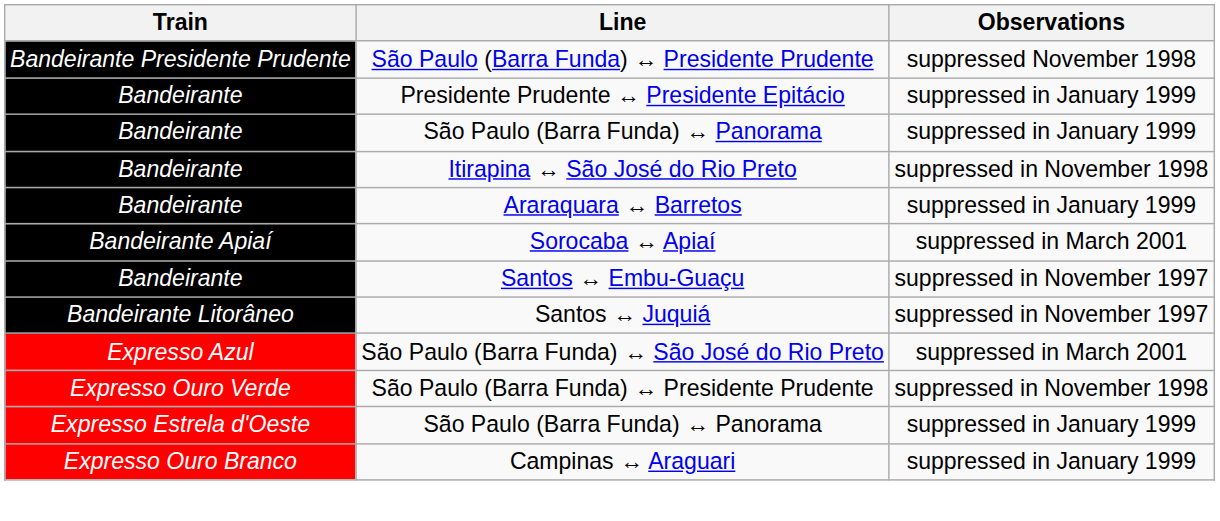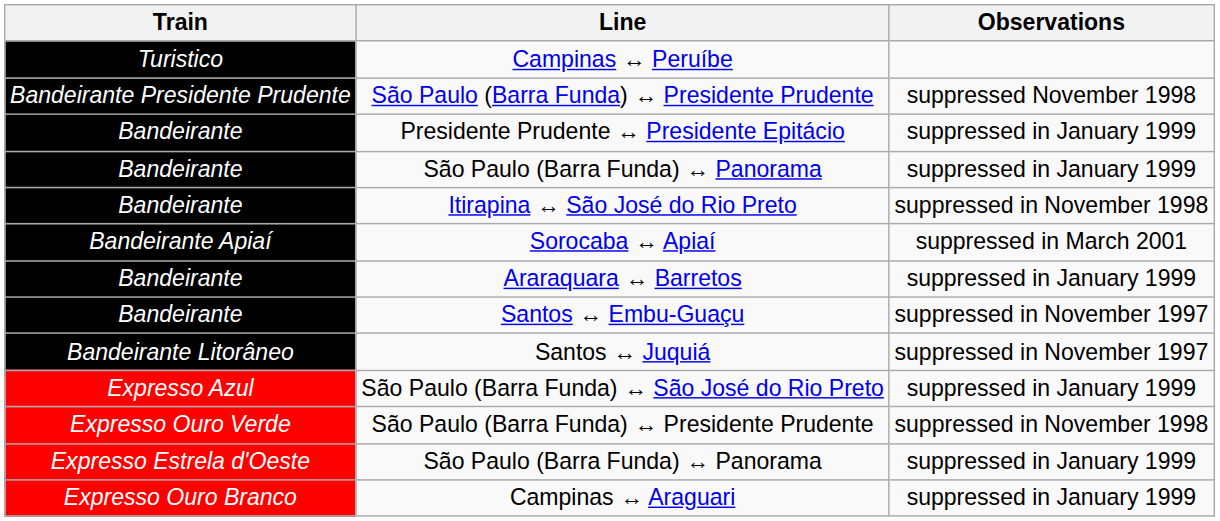+ row: (180, 59)
rows swapped: (180, 205) <-> (180, 242)
(1051, 351) suppressed in March 2001 -> (1051, 388) suppressed in January 1999
